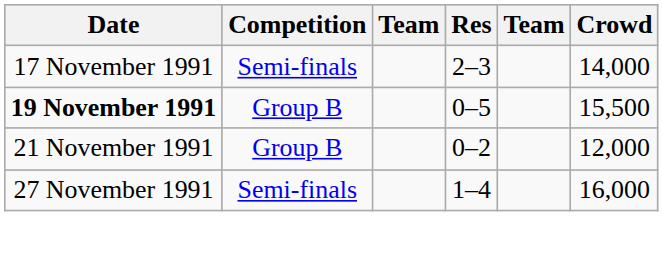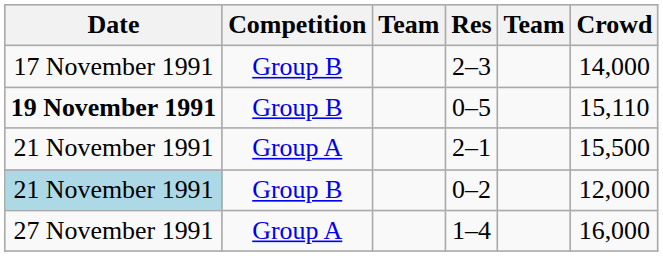(297, 66) Semi-finals -> (297, 66) Group B
(614, 107) 15,500 -> (614, 107) 15,110
+ row: (471, 148)
(113, 148) no background -> (113, 189) lightblue background
(297, 189) Semi-finals -> (297, 230) Group A
